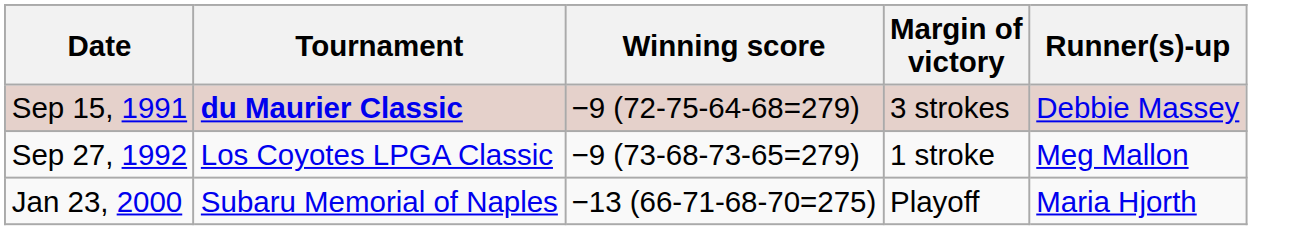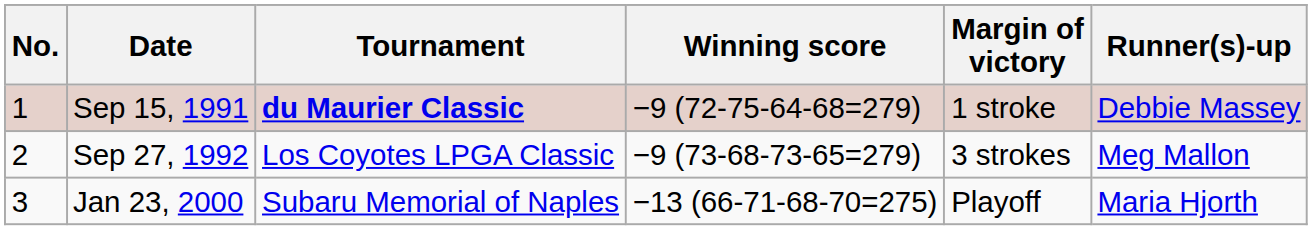+ column: (36, 45)
(950, 108) 3 strokes -> (1004, 108) 1 stroke
(942, 155) 1 stroke -> (1011, 155) 3 strokes
